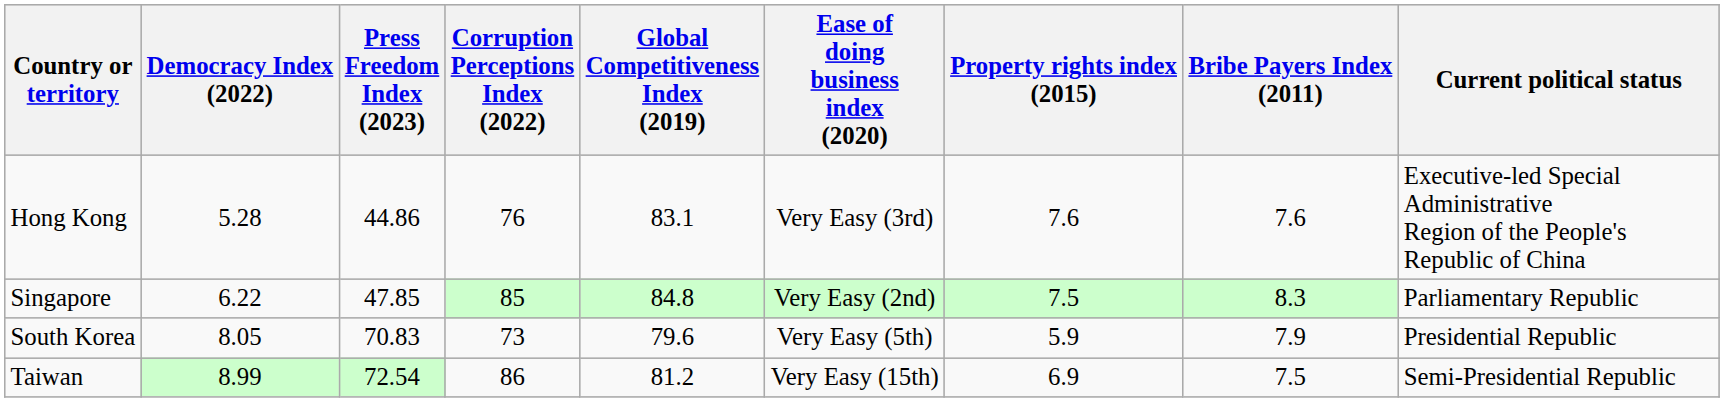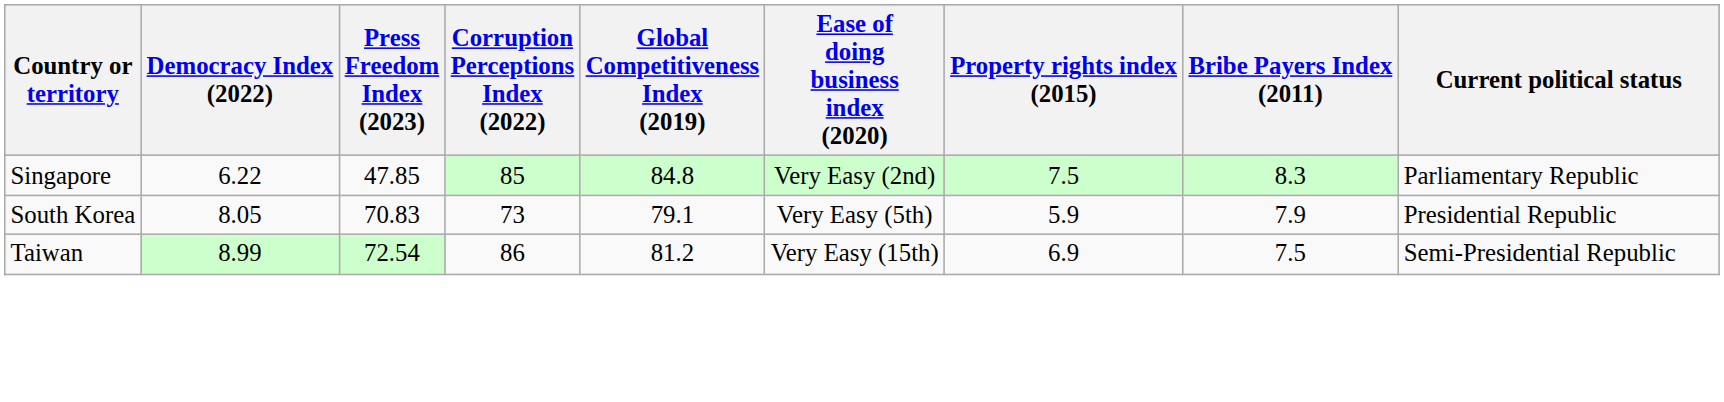- row: (69, 216)
(672, 337) 79.6 -> (672, 214) 79.1
